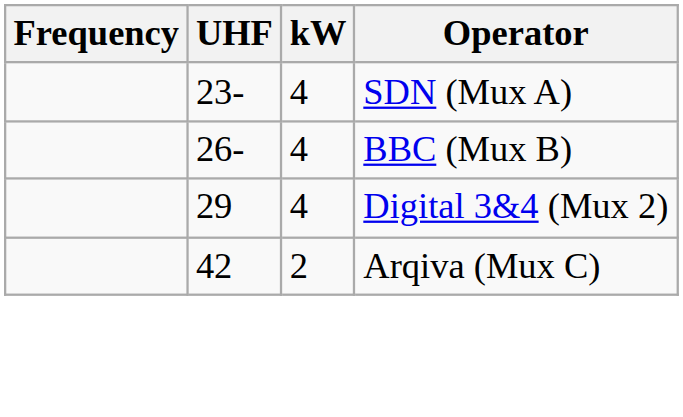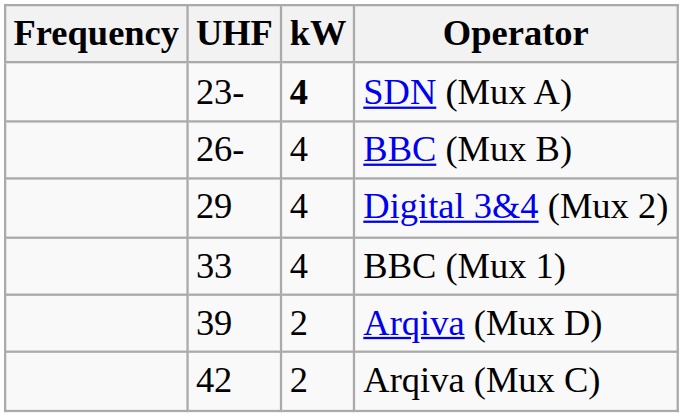(299, 91) normal -> (299, 91) bold
+ row: (465, 264)
+ row: (483, 322)
